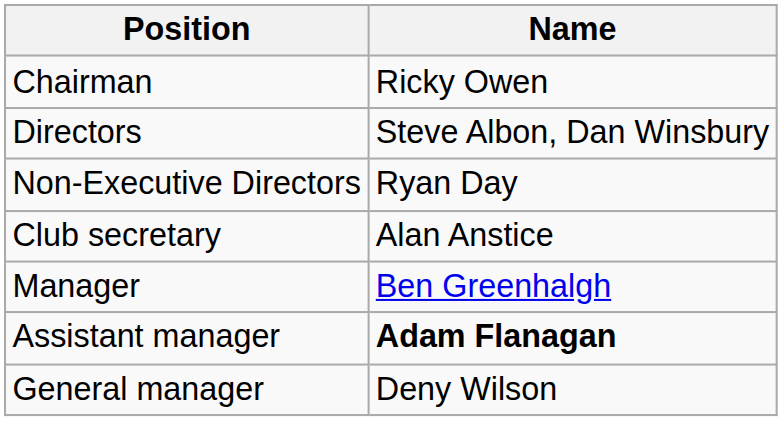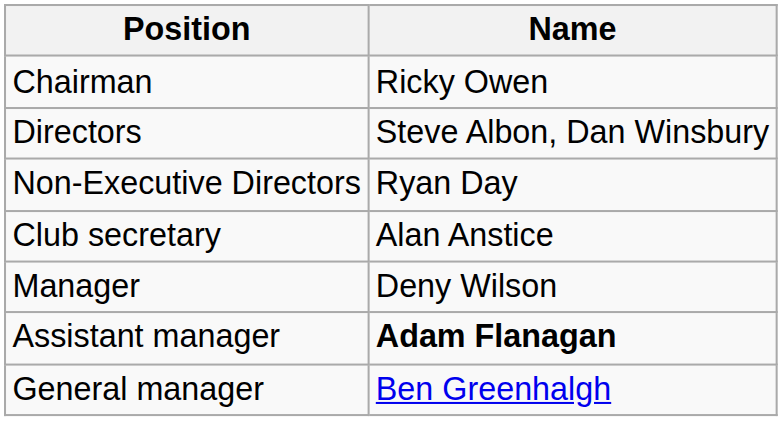(494, 286) Ben Greenhalgh -> (467, 286) Deny Wilson
(467, 388) Deny Wilson -> (494, 388) Ben Greenhalgh
